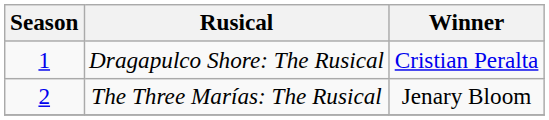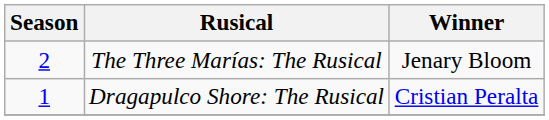rows swapped: (237, 59) <-> (237, 96)
